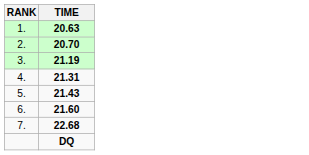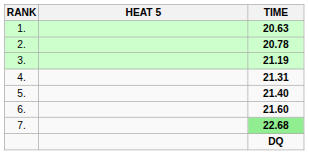+ column: (143, 13)
(67, 45) 20.70 -> (276, 45) 20.78
(67, 94) 21.43 -> (276, 94) 21.40
(67, 126) no background -> (276, 126) lightgreen background
